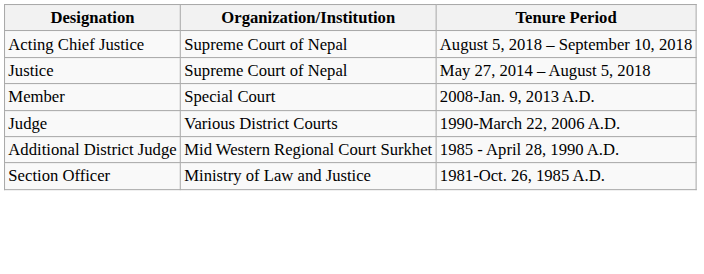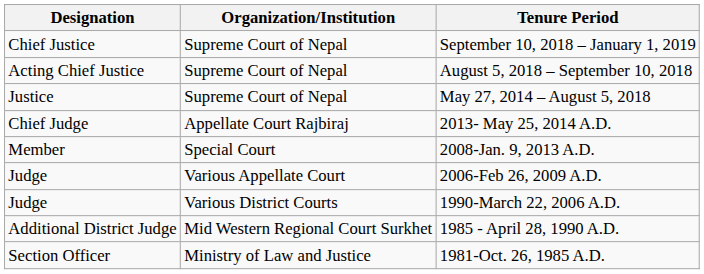+ row: (568, 44)
+ row: (526, 123)
+ row: (521, 176)
